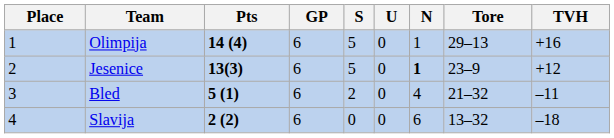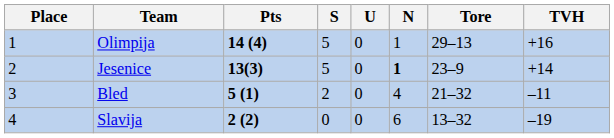- column: (317, 17)
(548, 68) +12 -> (540, 68) +14
(548, 119) –18 -> (540, 119) –19
